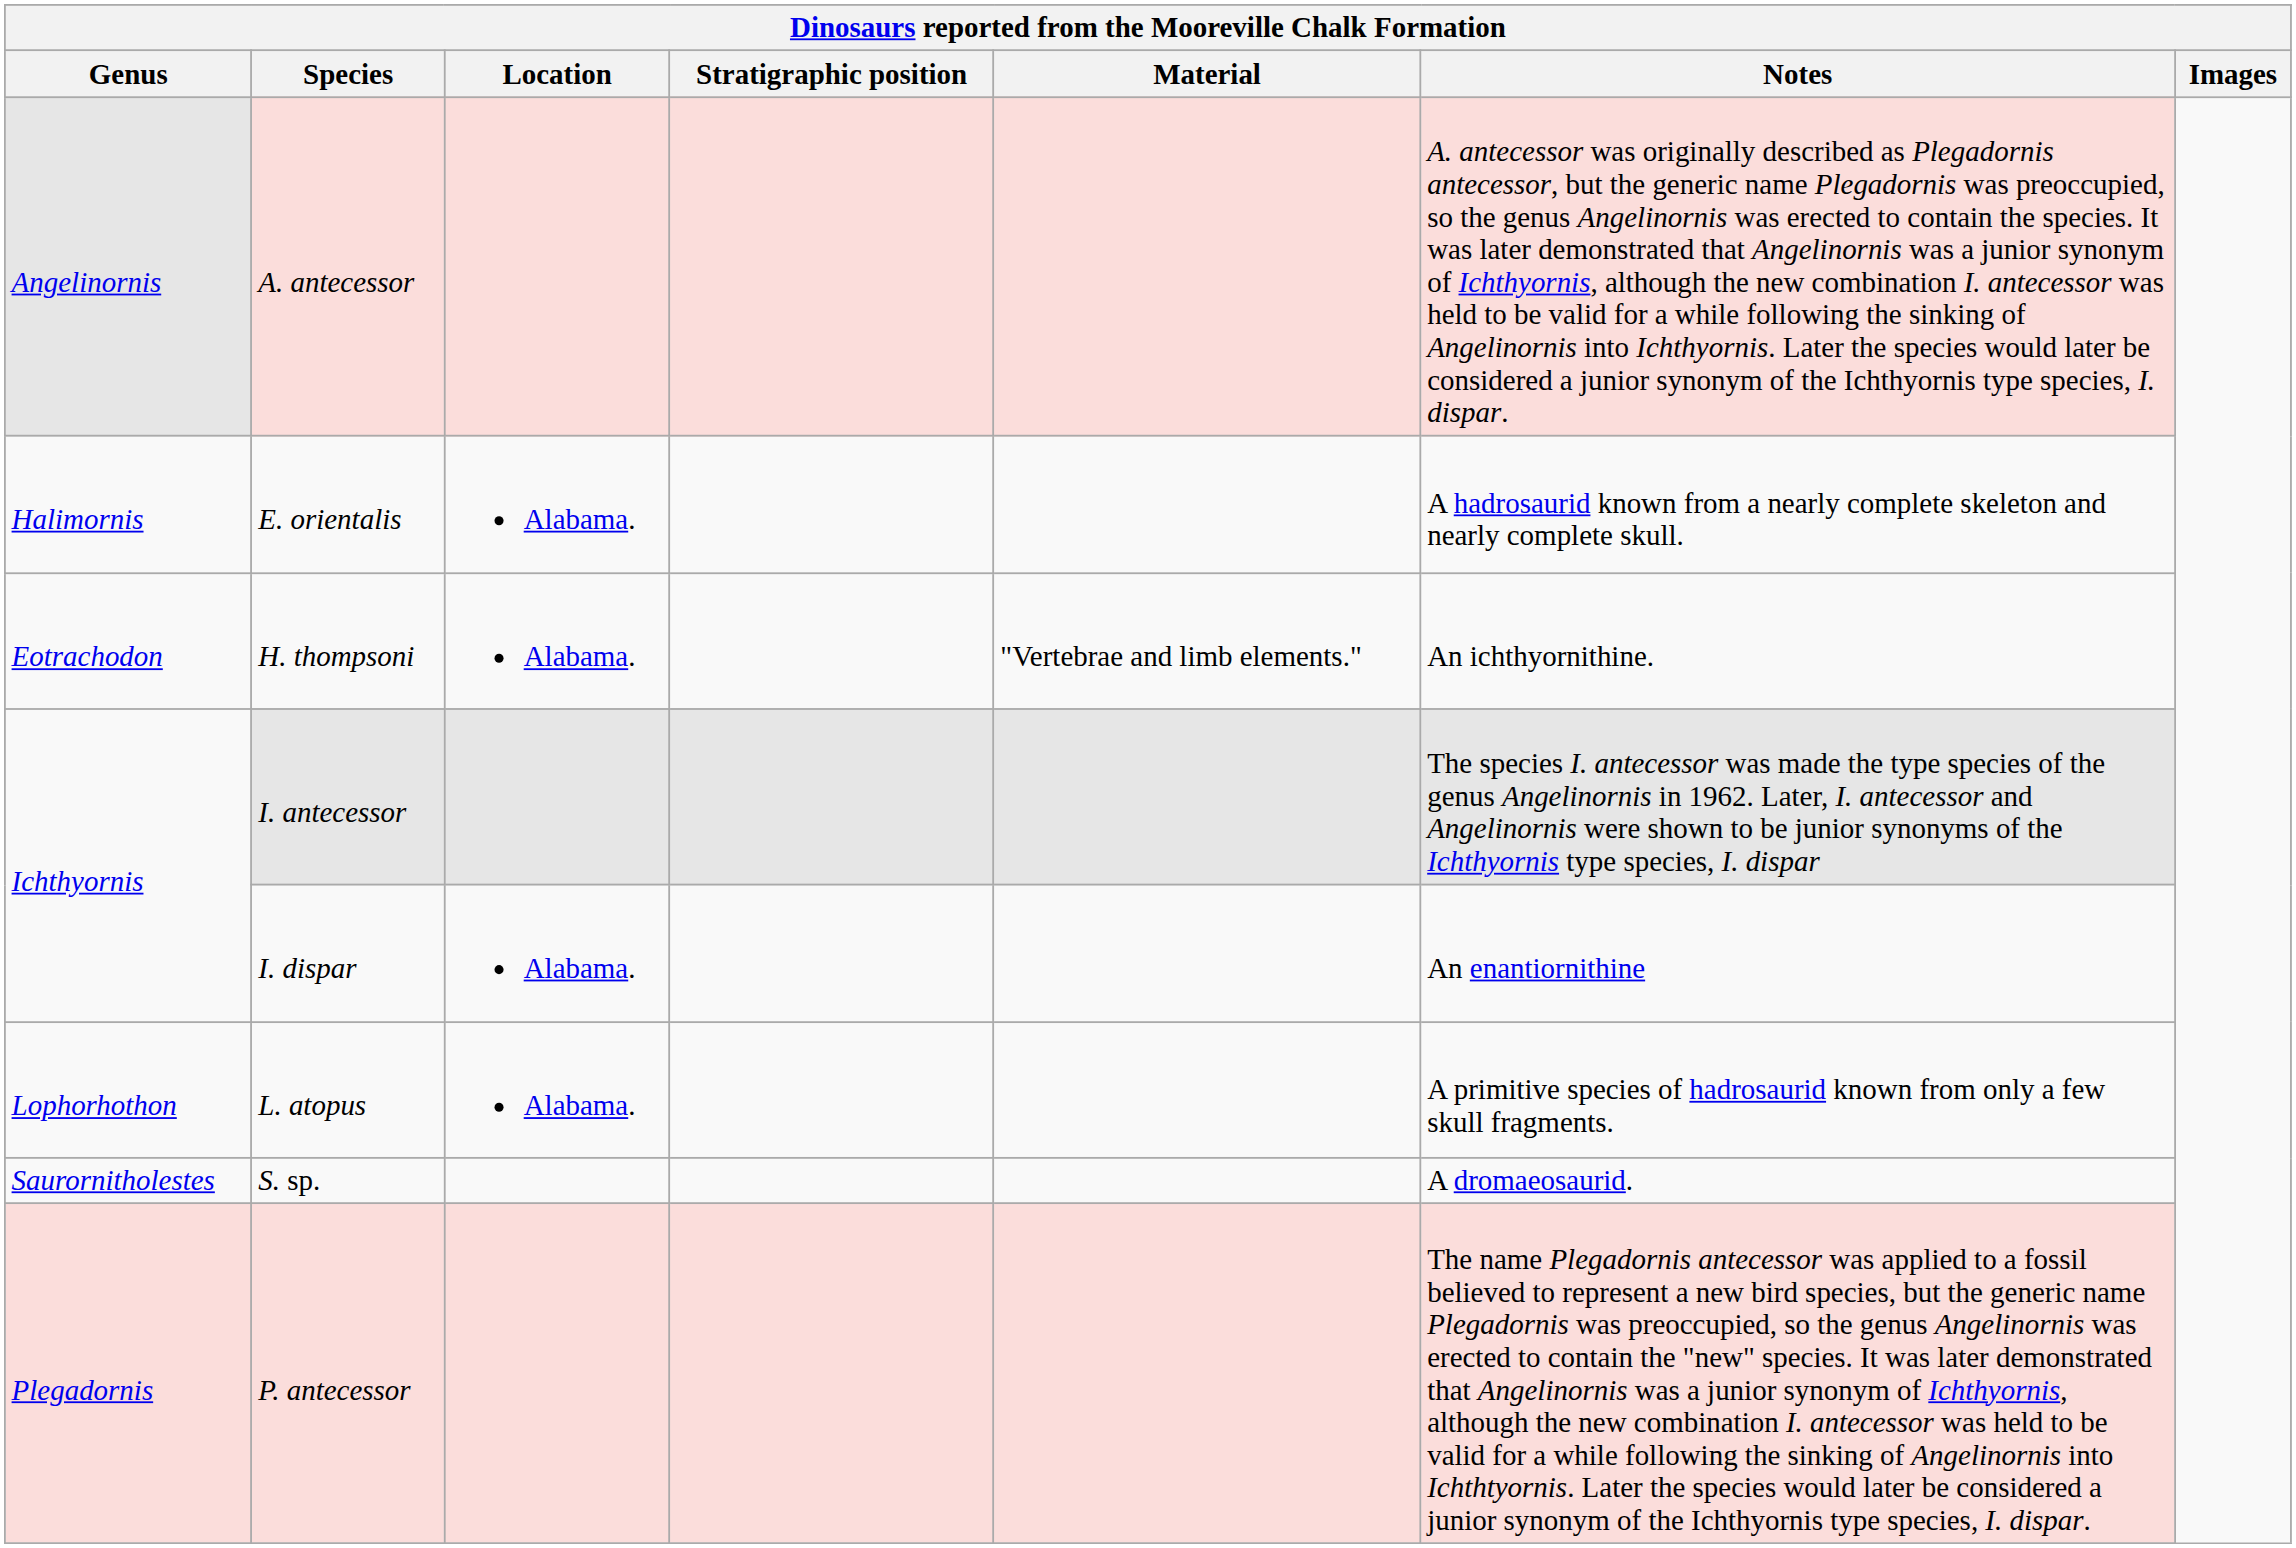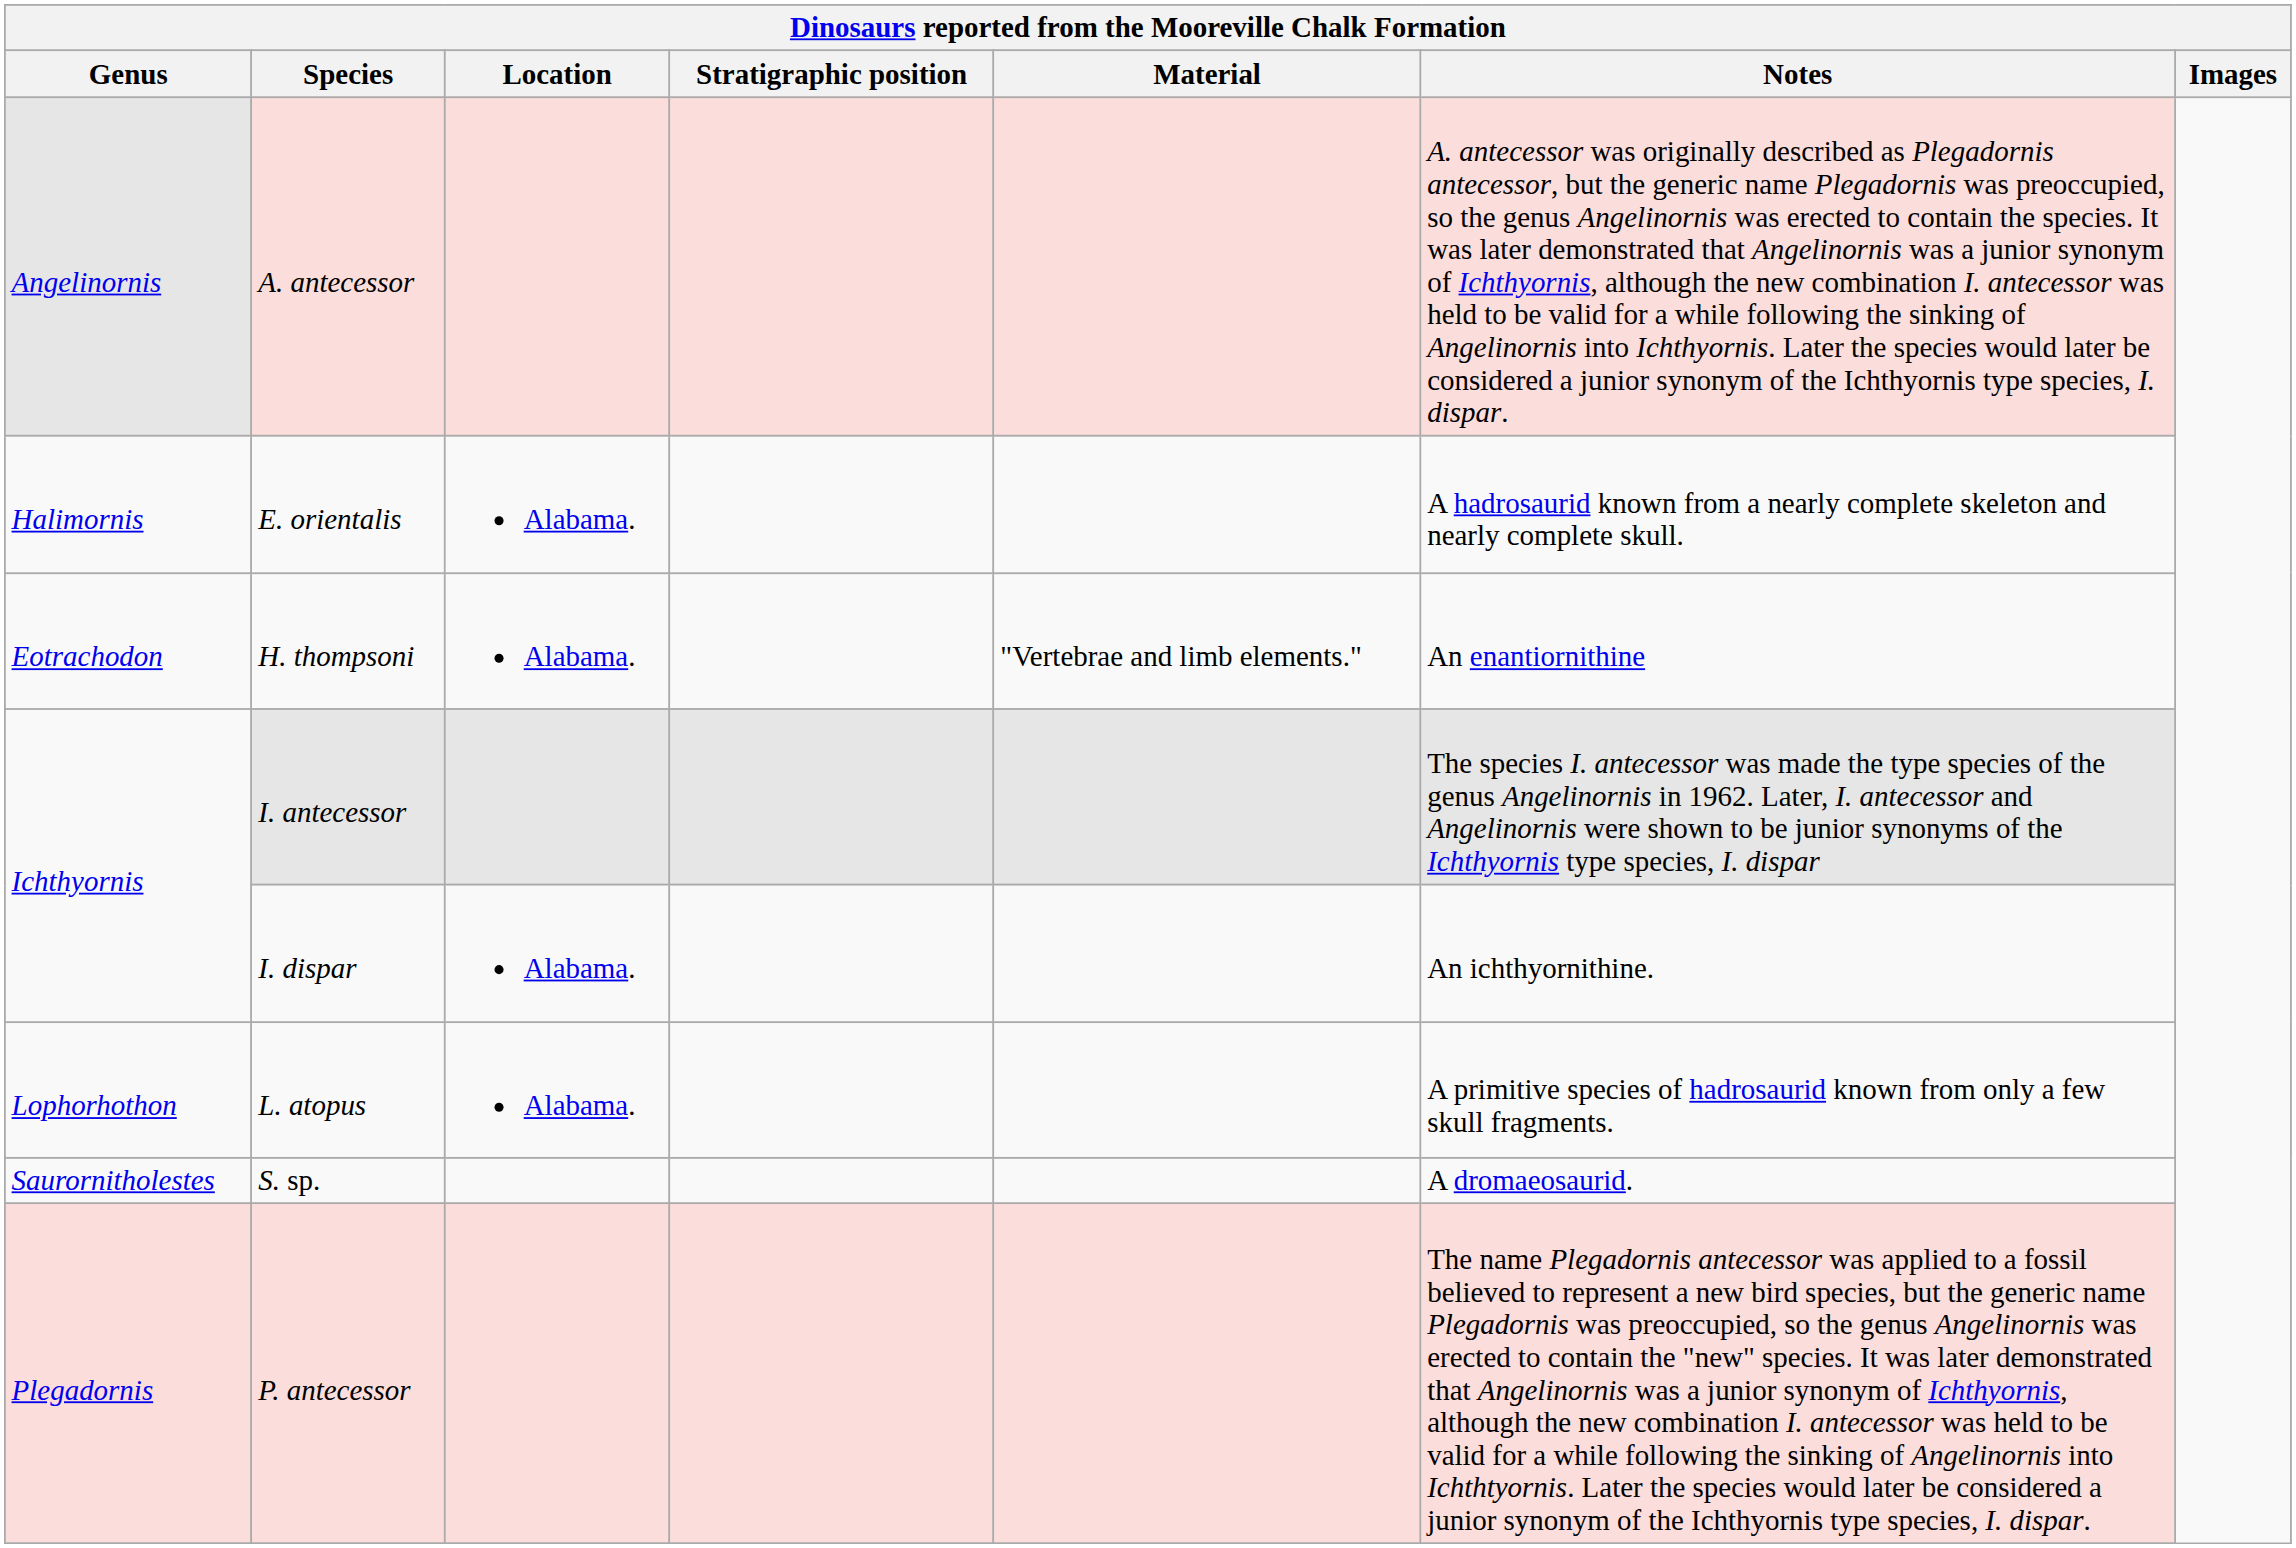(1541, 656) An ichthyornithine. -> (1536, 656) An enantiornithine
(1536, 969) An enantiornithine -> (1541, 969) An ichthyornithine.
